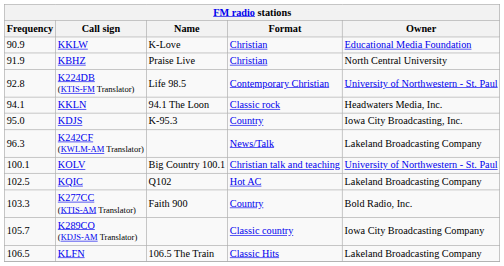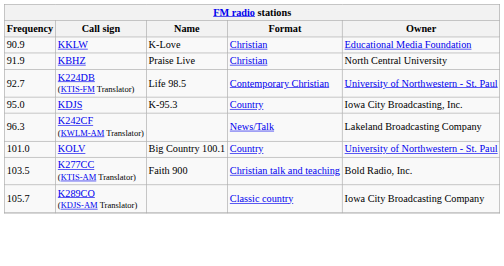(16, 83) 92.8 -> (16, 83) 92.7
- row: (72, 105)
(18, 165) 100.1 -> (18, 149) 101.0
(285, 165) Christian talk and teaching -> (247, 149) Country
- row: (70, 181)
(18, 203) 103.3 -> (18, 171) 103.5
(247, 203) Country -> (285, 171) Christian talk and teaching
- row: (71, 253)
